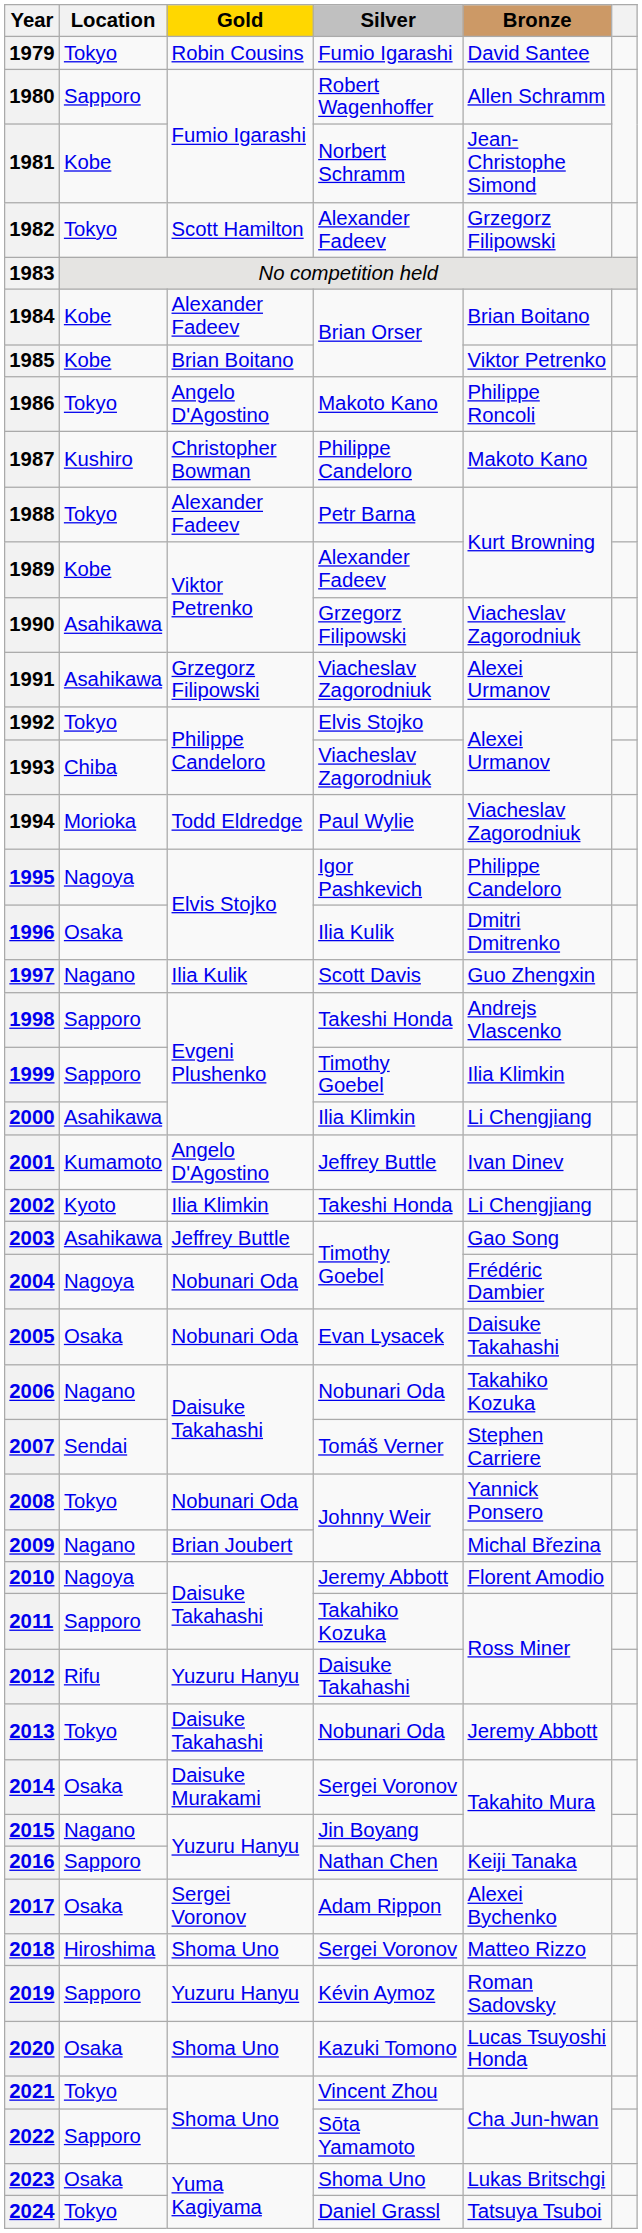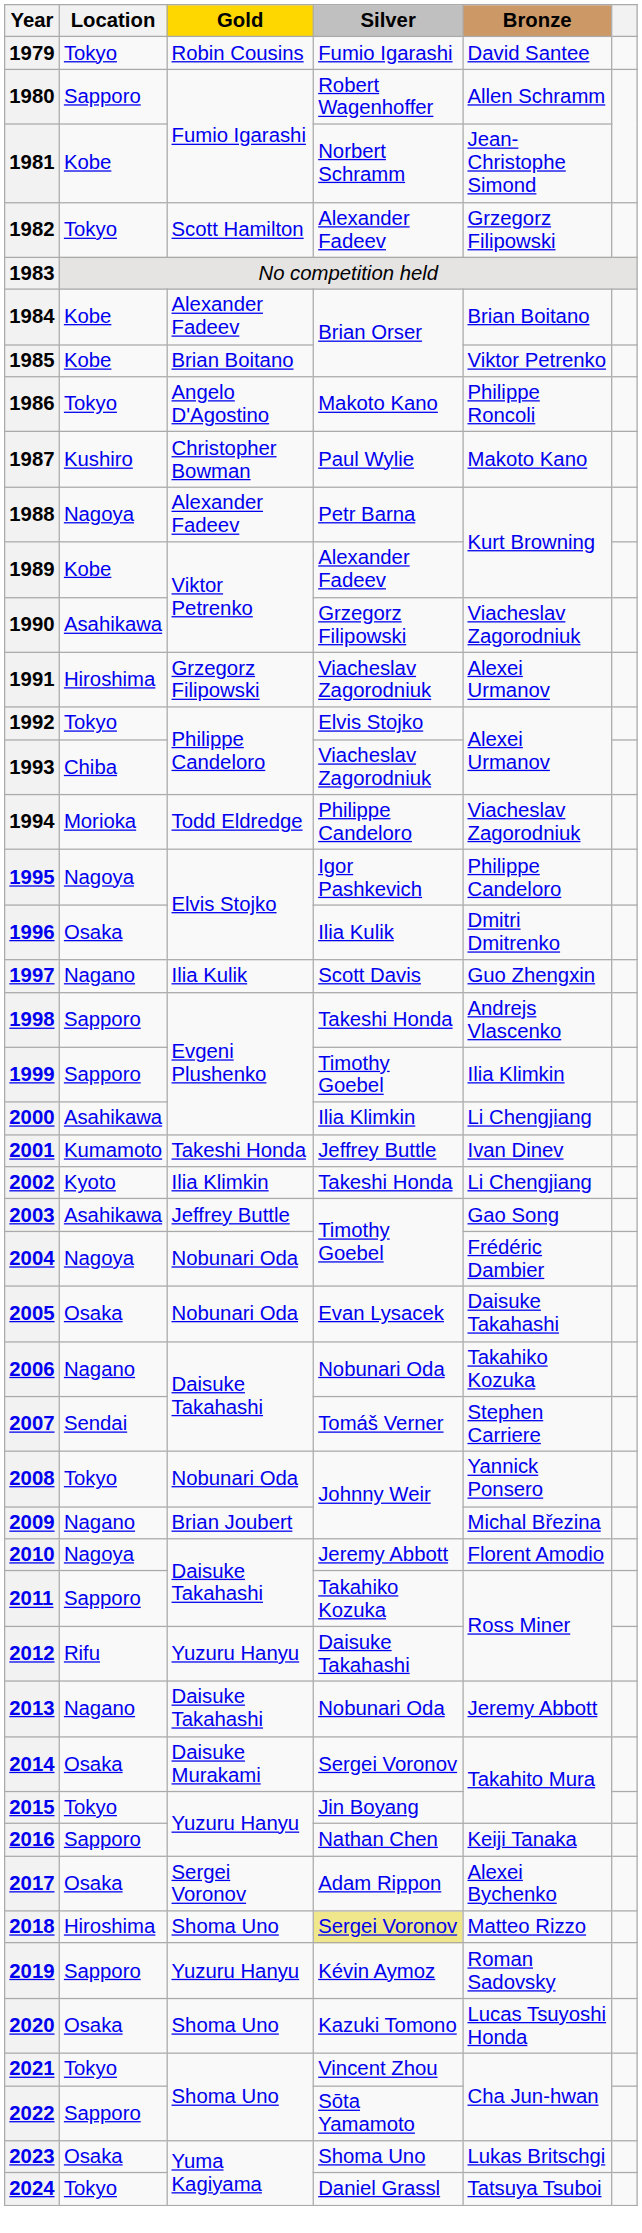(365, 459) Philippe Candeloro -> (366, 459) Paul Wylie
(90, 514) Tokyo -> (99, 514) Nagoya
(113, 679) Asahikawa -> (110, 679) Hiroshima
(366, 821) Paul Wylie -> (365, 821) Philippe Candeloro
(220, 1161) Angelo D'Agostino -> (239, 1150) Takeshi Honda
(90, 1731) Tokyo -> (99, 1708) Nagano
(99, 1830) Nagano -> (90, 1807) Tokyo
(388, 1949) no background -> (388, 1926) khaki background
